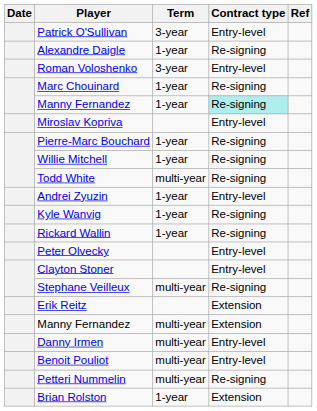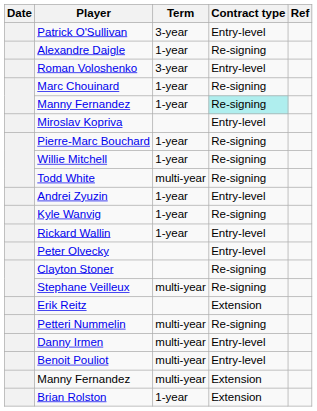(239, 232) Re-signing -> (238, 232) Entry-level
(238, 269) Entry-level -> (239, 269) Re-signing
rows swapped: (84, 324) <-> (81, 379)
